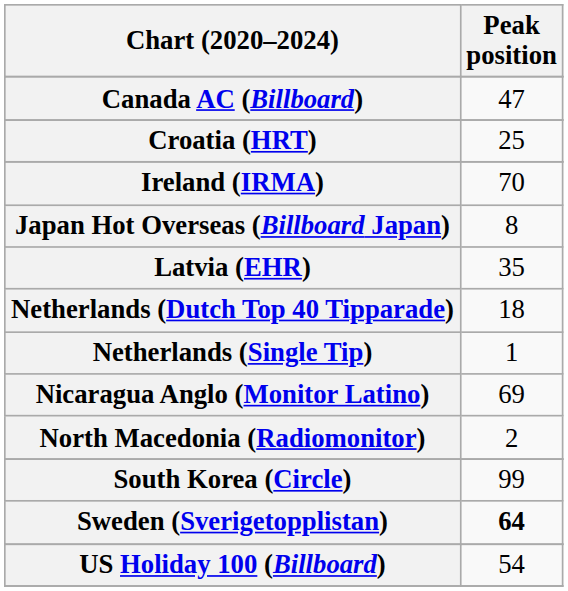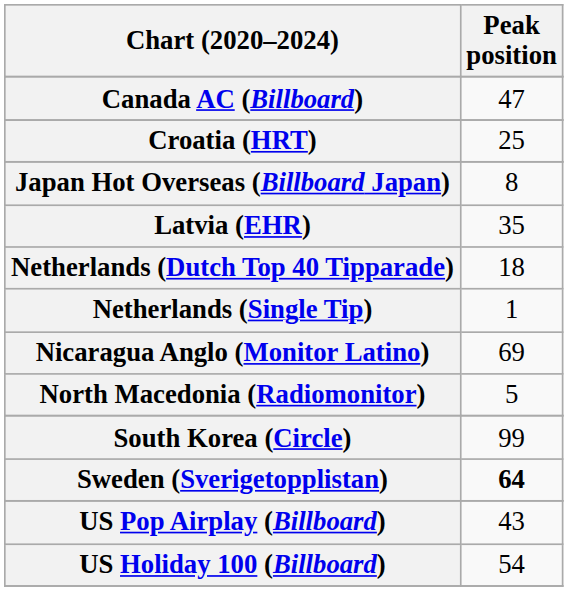- row: (232, 182)
(512, 437) 2 -> (512, 394) 5
+ row: (232, 521)
